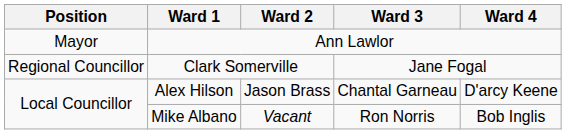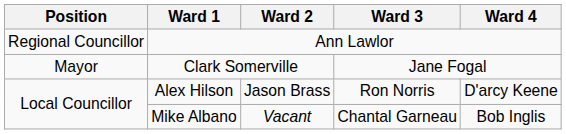(76, 41) Mayor -> (76, 41) Regional Councillor
(76, 66) Regional Councillor -> (76, 66) Mayor
(397, 91) Chantal Garneau -> (397, 91) Ron Norris
(397, 116) Ron Norris -> (397, 116) Chantal Garneau
